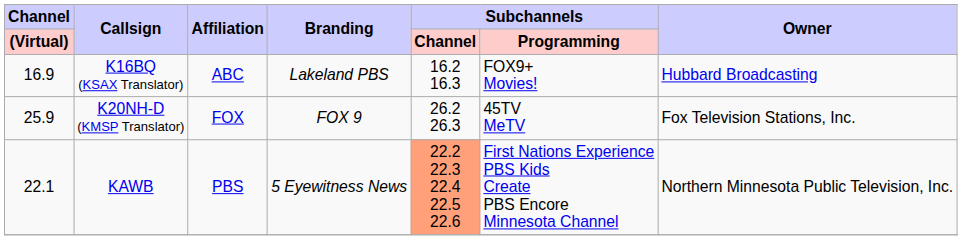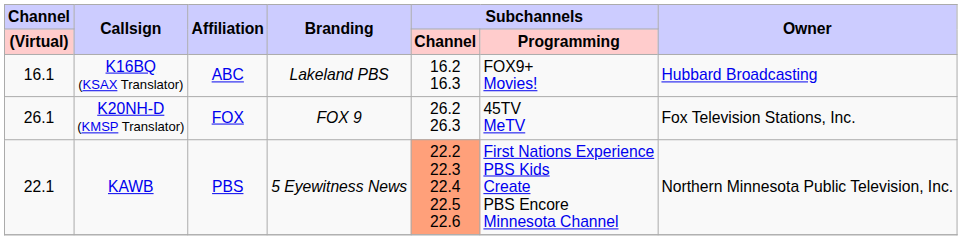(39, 75) 16.9 -> (39, 75) 16.1
(39, 117) 25.9 -> (39, 117) 26.1
